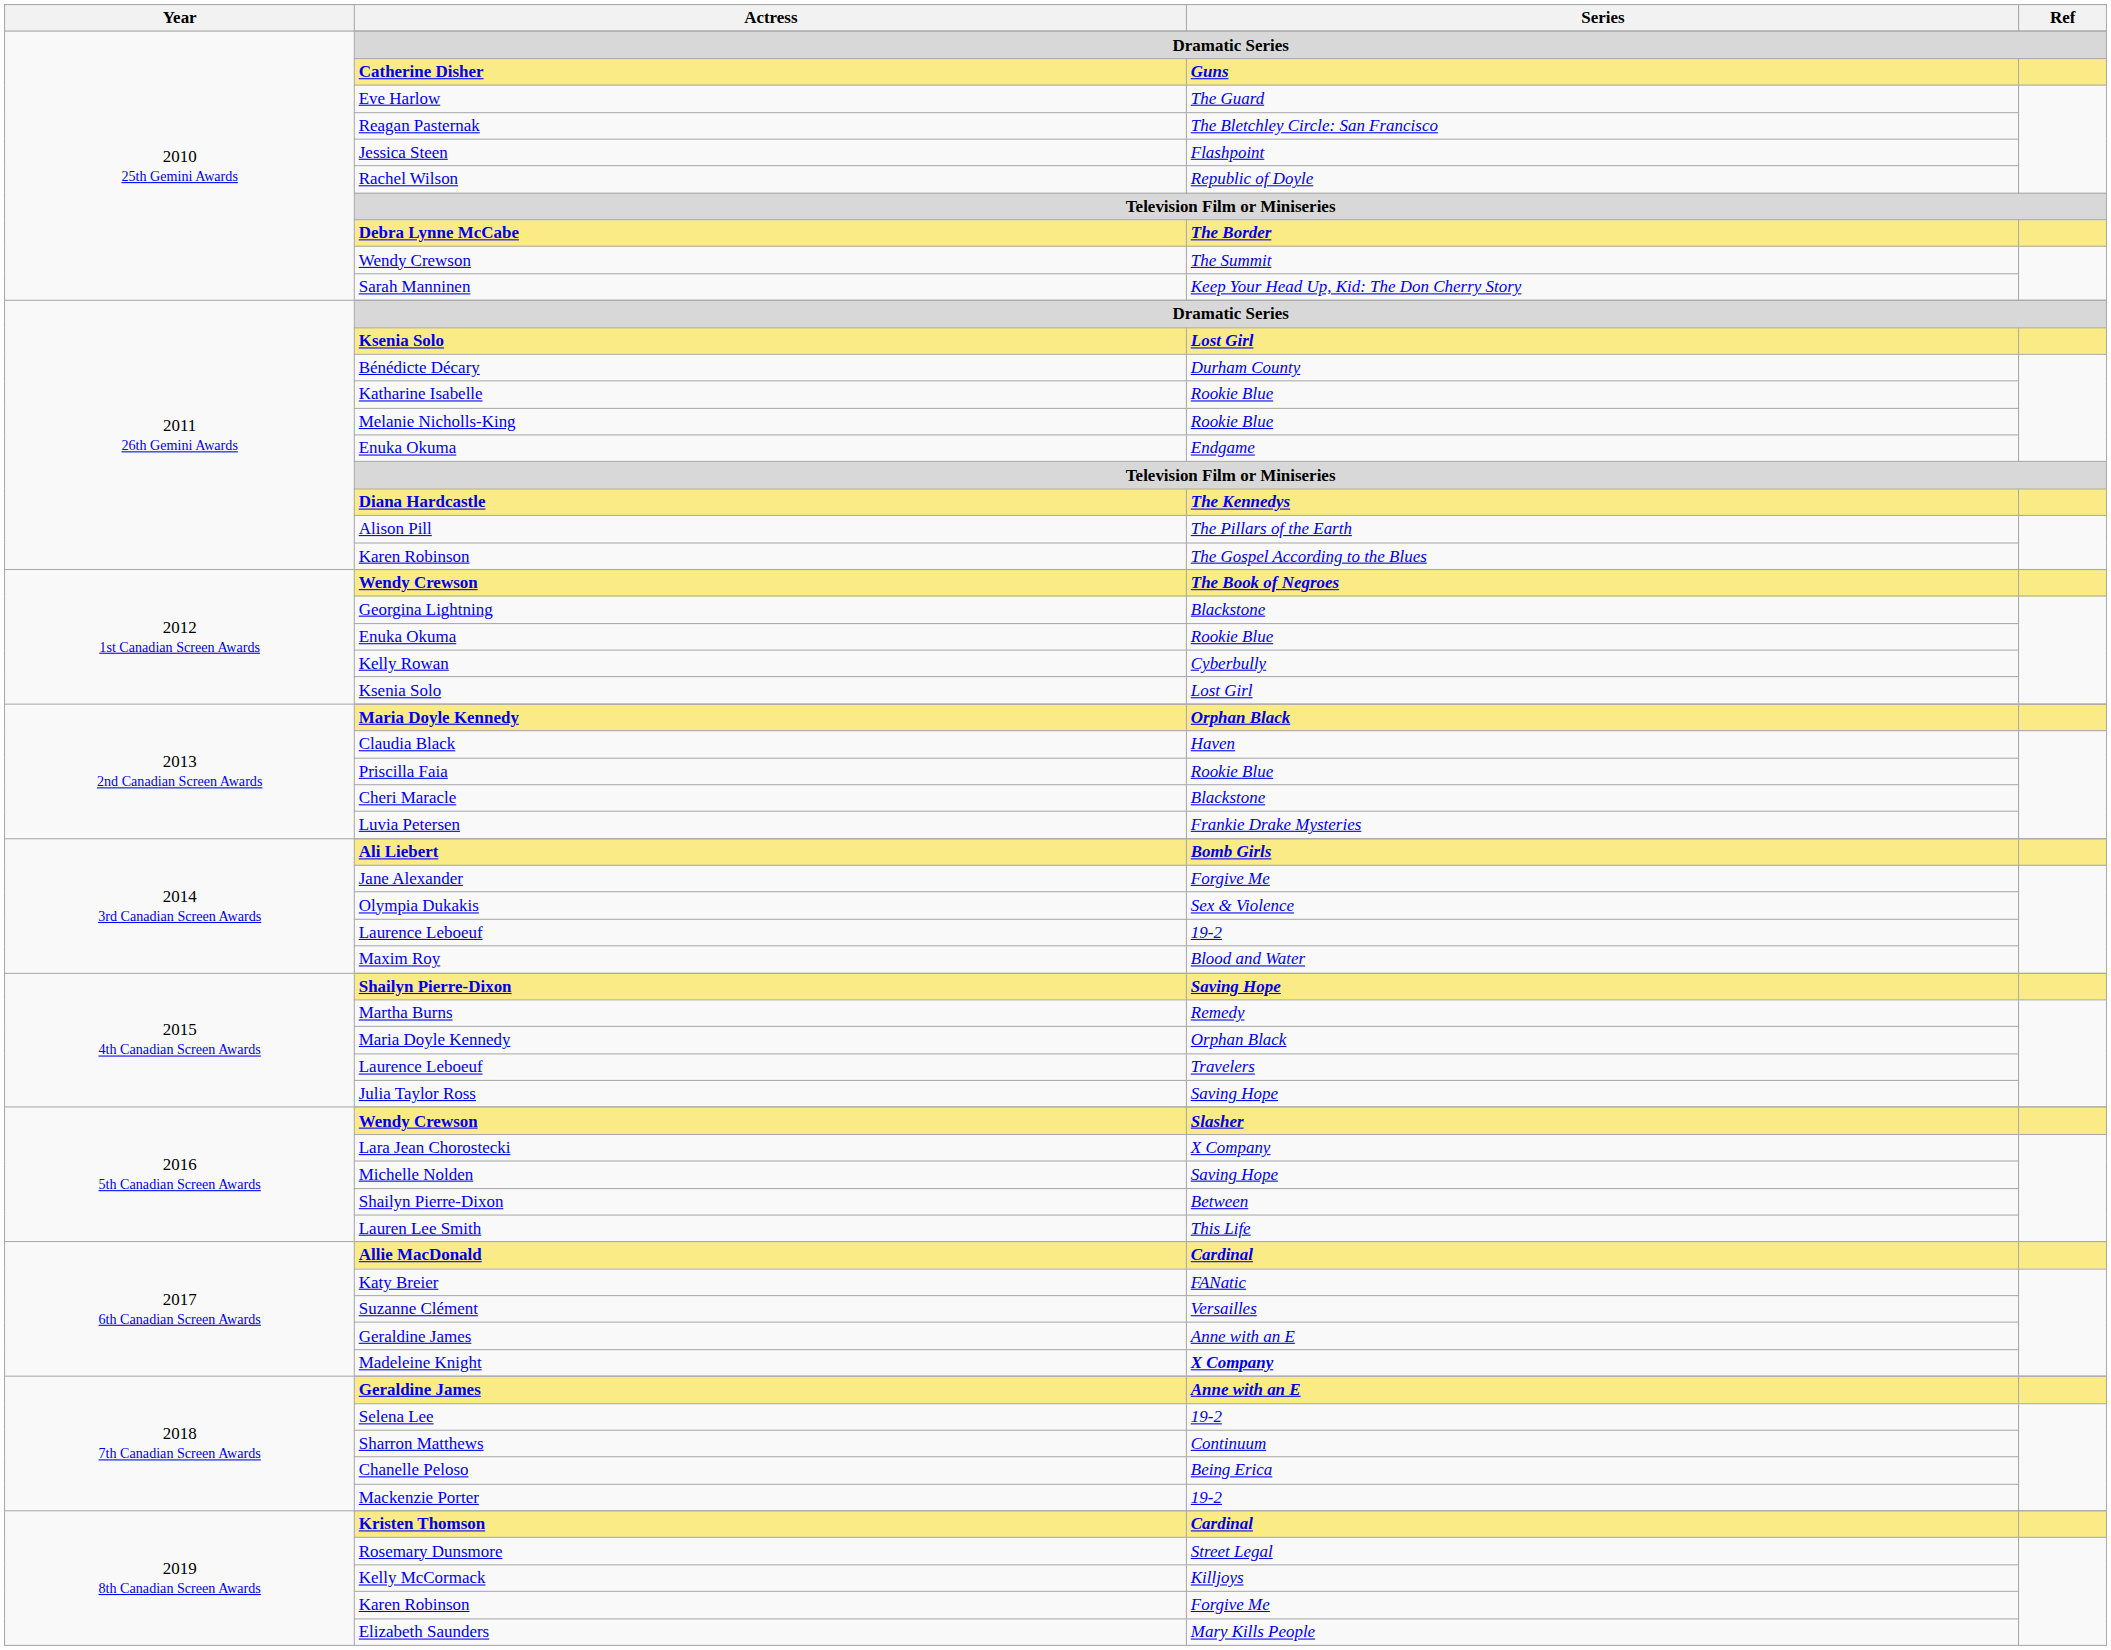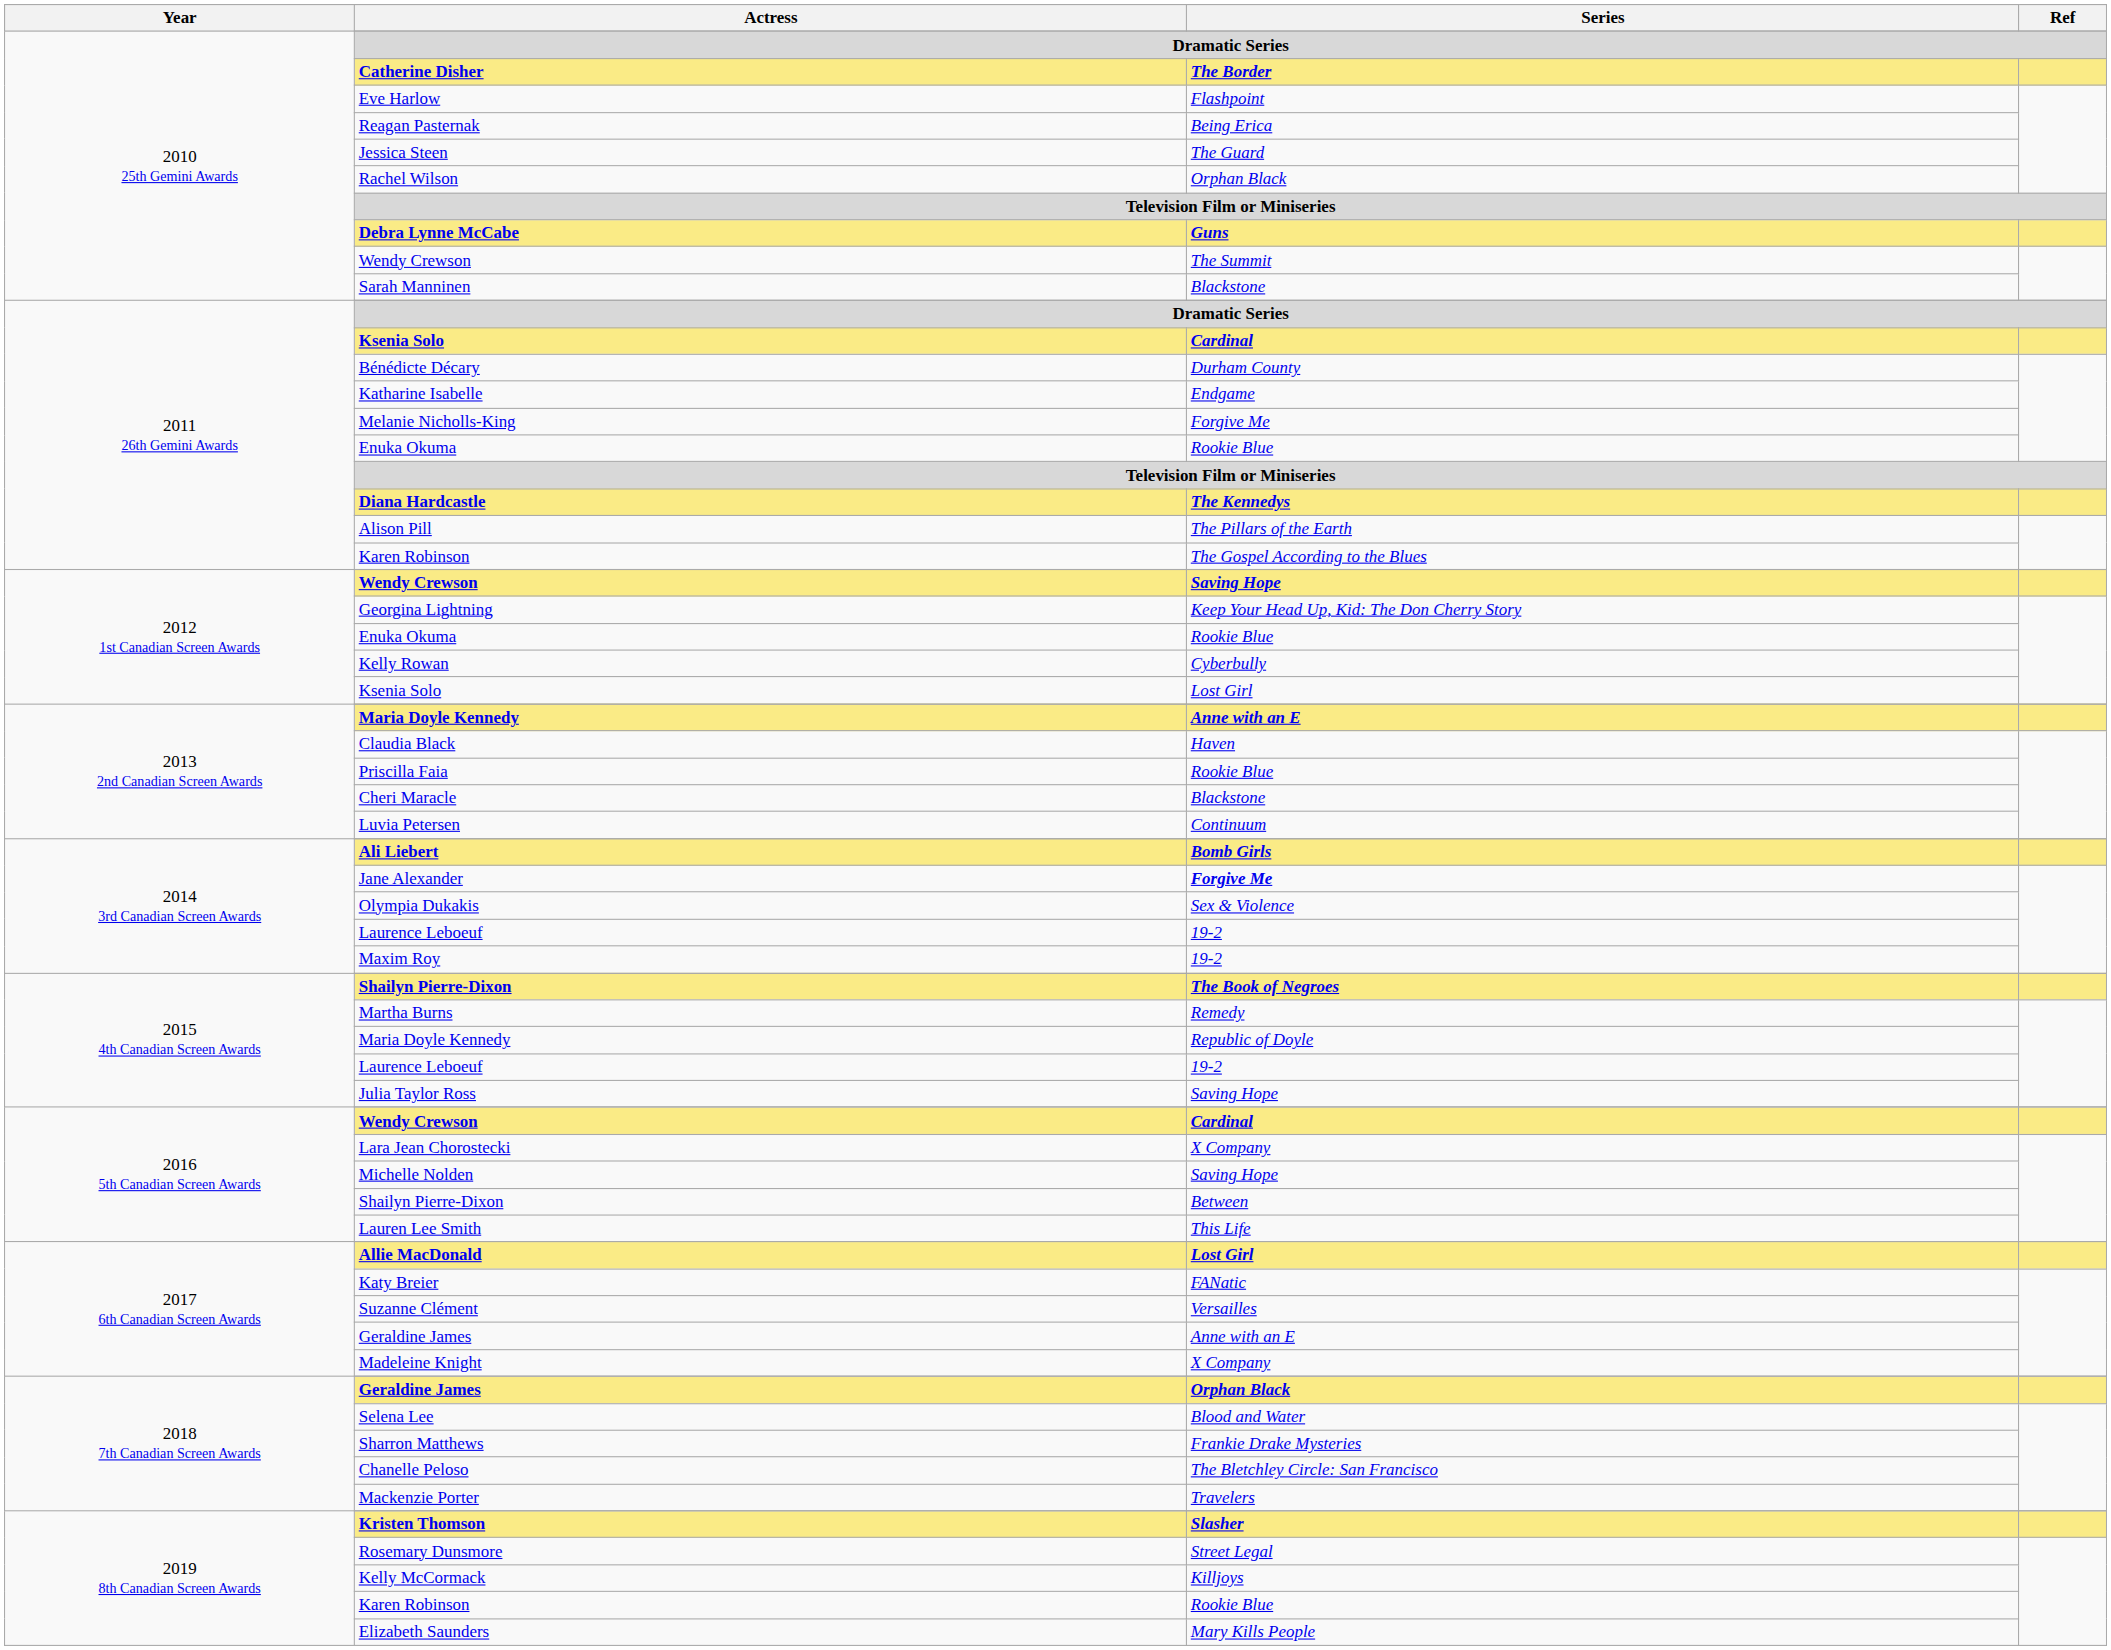(1210, 71) Guns -> (1231, 71) The Border
(1227, 98) The Guard -> (1228, 98) Flashpoint
(1314, 125) The Bletchley Circle: San Francisco -> (1232, 125) Being Erica
(1228, 152) Flashpoint -> (1227, 152) The Guard
(1252, 179) Republic of Doyle -> (1239, 179) Orphan Black
(1231, 233) The Border -> (1210, 233) Guns
(1356, 286) Keep Your Head Up, Kid: The Don Cherry Story -> (1228, 286) Blackstone
(1222, 340) Lost Girl -> (1222, 340) Cardinal
(1232, 394) Rookie Blue -> (1223, 394) Endgame
(1232, 421) Rookie Blue -> (1230, 421) Forgive Me
(1223, 448) Endgame -> (1232, 448) Rookie Blue
(1265, 582) The Book of Negroes -> (1236, 582) Saving Hope
(1228, 609) Blackstone -> (1356, 609) Keep Your Head Up, Kid: The Don Cherry Story
(1240, 717) Orphan Black -> (1246, 717) Anne with an E
(1276, 824) Frankie Drake Mysteries -> (1228, 824) Continuum
(1230, 878) normal -> (1232, 878) bold
(1248, 959) Blood and Water -> (1206, 959) 19-2
(1236, 986) Saving Hope -> (1265, 986) The Book of Negroes
(1239, 1040) Orphan Black -> (1252, 1040) Republic of Doyle
(1223, 1066) Travelers -> (1206, 1066) 19-2
(1217, 1120) Slasher -> (1222, 1120) Cardinal
(1222, 1255) Cardinal -> (1222, 1255) Lost Girl
(1232, 1362) bold -> (1231, 1362) normal
(1246, 1389) Anne with an E -> (1240, 1389) Orphan Black
(1206, 1416) 19-2 -> (1248, 1416) Blood and Water
(1228, 1443) Continuum -> (1276, 1443) Frankie Drake Mysteries
(1232, 1470) Being Erica -> (1314, 1470) The Bletchley Circle: San Francisco
(1206, 1497) 19-2 -> (1223, 1497) Travelers
(1222, 1524) Cardinal -> (1217, 1524) Slasher
(1230, 1604) Forgive Me -> (1232, 1604) Rookie Blue
